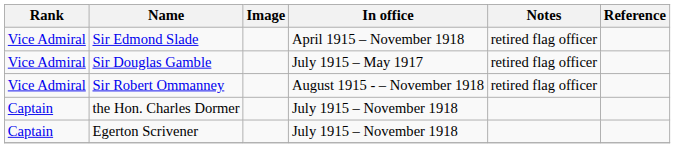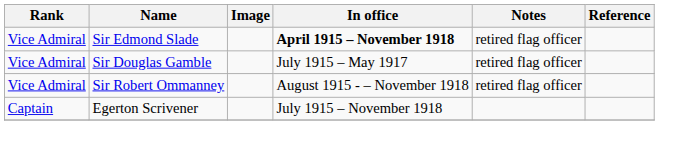(378, 39) normal -> (365, 39) bold
- row: (166, 108)
